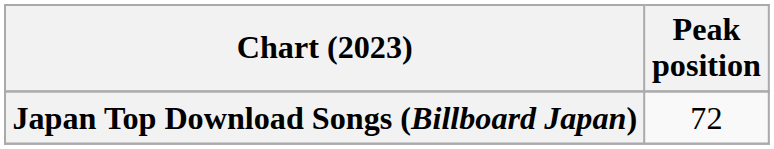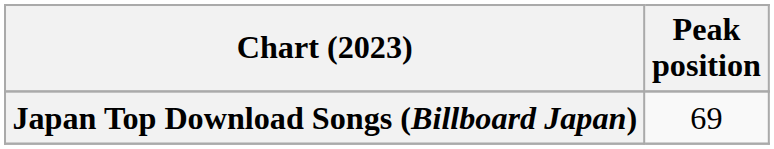(706, 117) 72 -> (706, 117) 69
